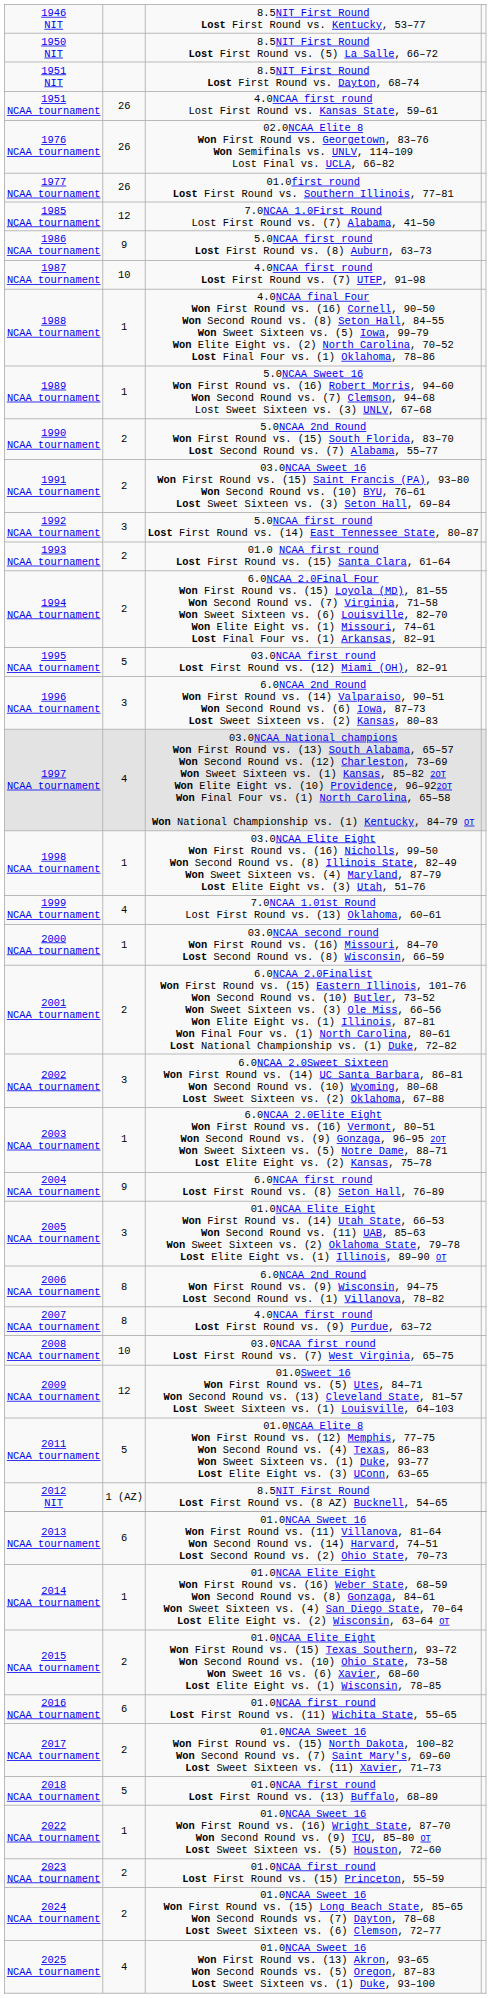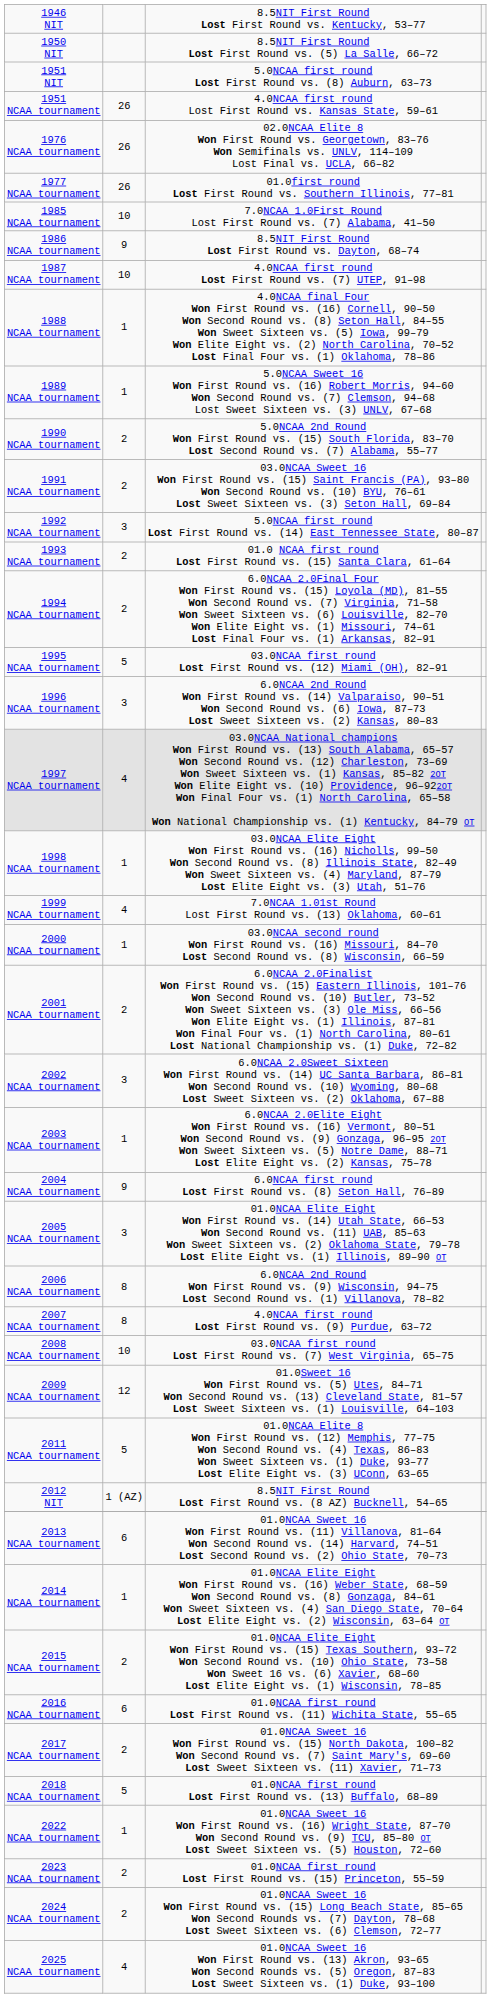(313, 77) 8.5NIT First Round Lost First Round vs. Dayton, 68–74 -> (313, 77) 5.0NCAA first round Lost First Round vs. (8) Auburn, 63–73
(124, 217) 12 -> (124, 217) 10
(313, 246) 5.0NCAA first round Lost First Round vs. (8) Auburn, 63–73 -> (313, 246) 8.5NIT First Round Lost First Round vs. Dayton, 68–74
